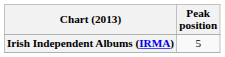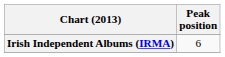(198, 43) 5 -> (198, 43) 6
